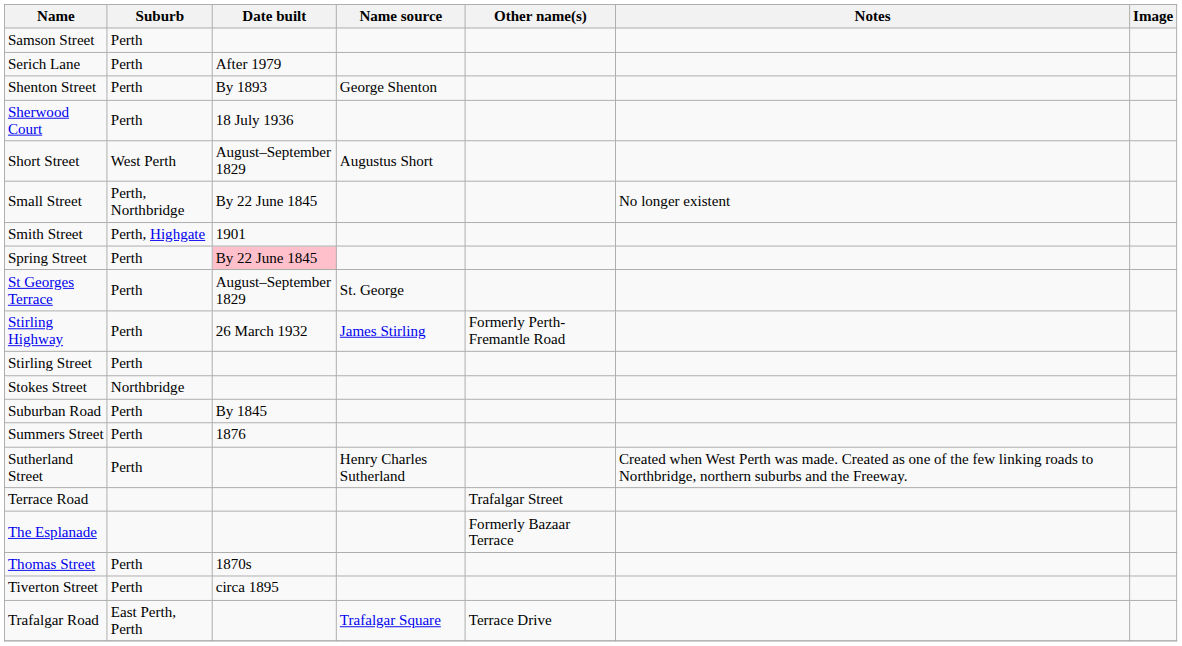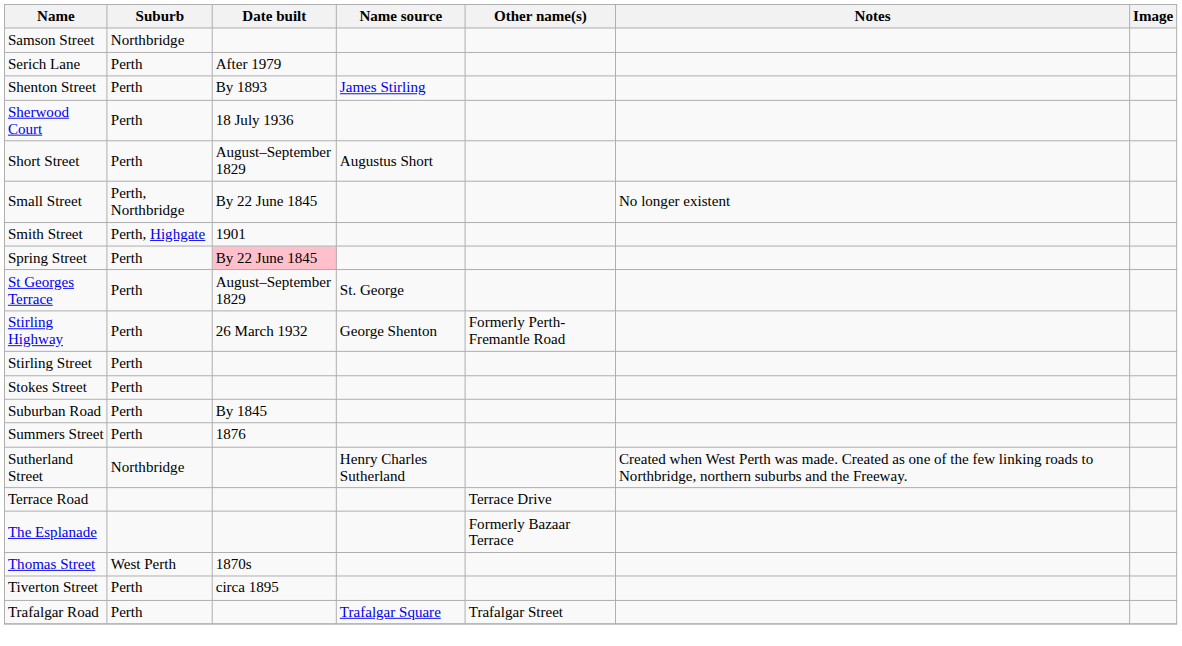(127, 40) Perth -> (148, 40) Northbridge
(388, 87) George Shenton -> (383, 87) James Stirling
(143, 161) West Perth -> (127, 161) Perth
(383, 331) James Stirling -> (388, 331) George Shenton
(148, 387) Northbridge -> (127, 387) Perth
(127, 467) Perth -> (148, 467) Northbridge
(516, 499) Trafalgar Street -> (510, 499) Terrace Drive
(127, 564) Perth -> (143, 564) West Perth
(143, 620) East Perth, Perth -> (127, 611) Perth
(510, 620) Terrace Drive -> (516, 611) Trafalgar Street
